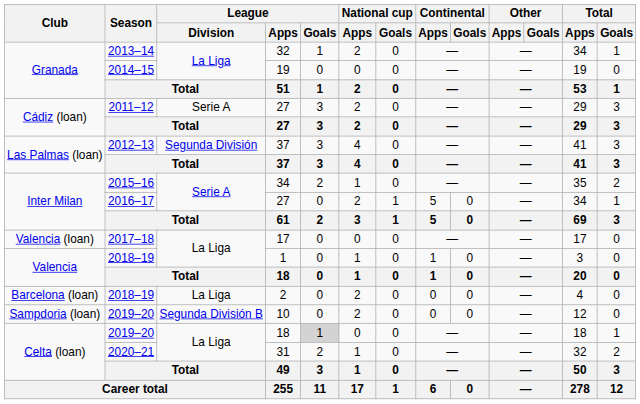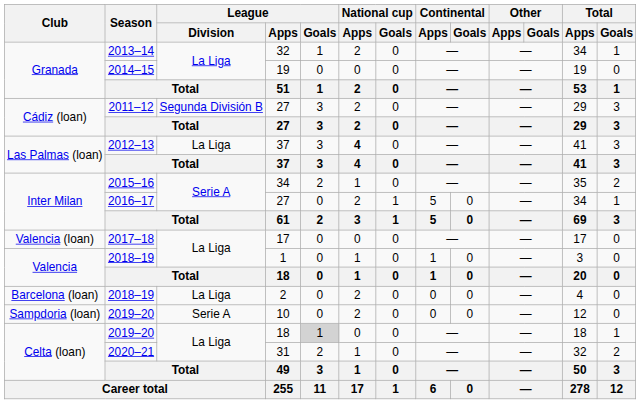(211, 107) Serie A -> (211, 107) Segunda División B
(211, 145) Segunda División -> (211, 145) La Liga
(357, 145) normal -> (357, 145) bold
(211, 314) Segunda División B -> (211, 314) Serie A
